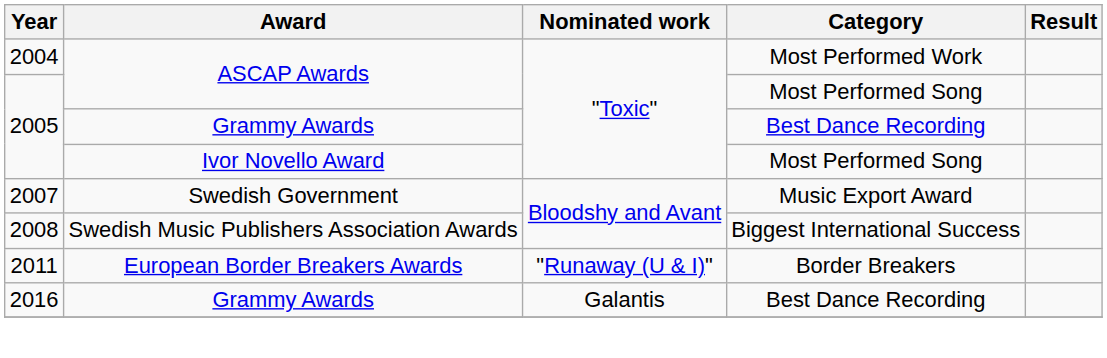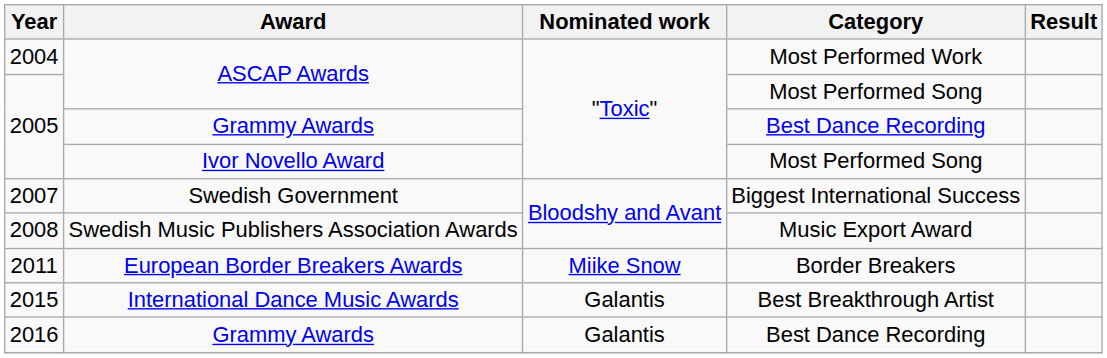(876, 195) Music Export Award -> (876, 195) Biggest International Success
(876, 230) Biggest International Success -> (876, 230) Music Export Award
(625, 265) "Runaway (U & I)" -> (625, 265) Miike Snow
+ row: (34, 299)
